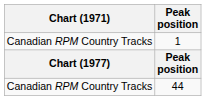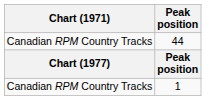rows swapped: (178, 86) <-> (178, 41)
